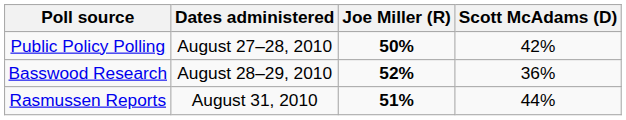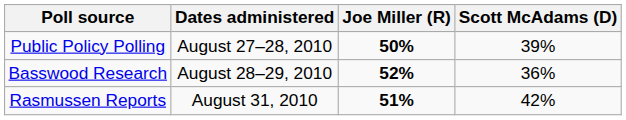(538, 45) 42% -> (538, 45) 39%
(538, 100) 44% -> (538, 100) 42%
